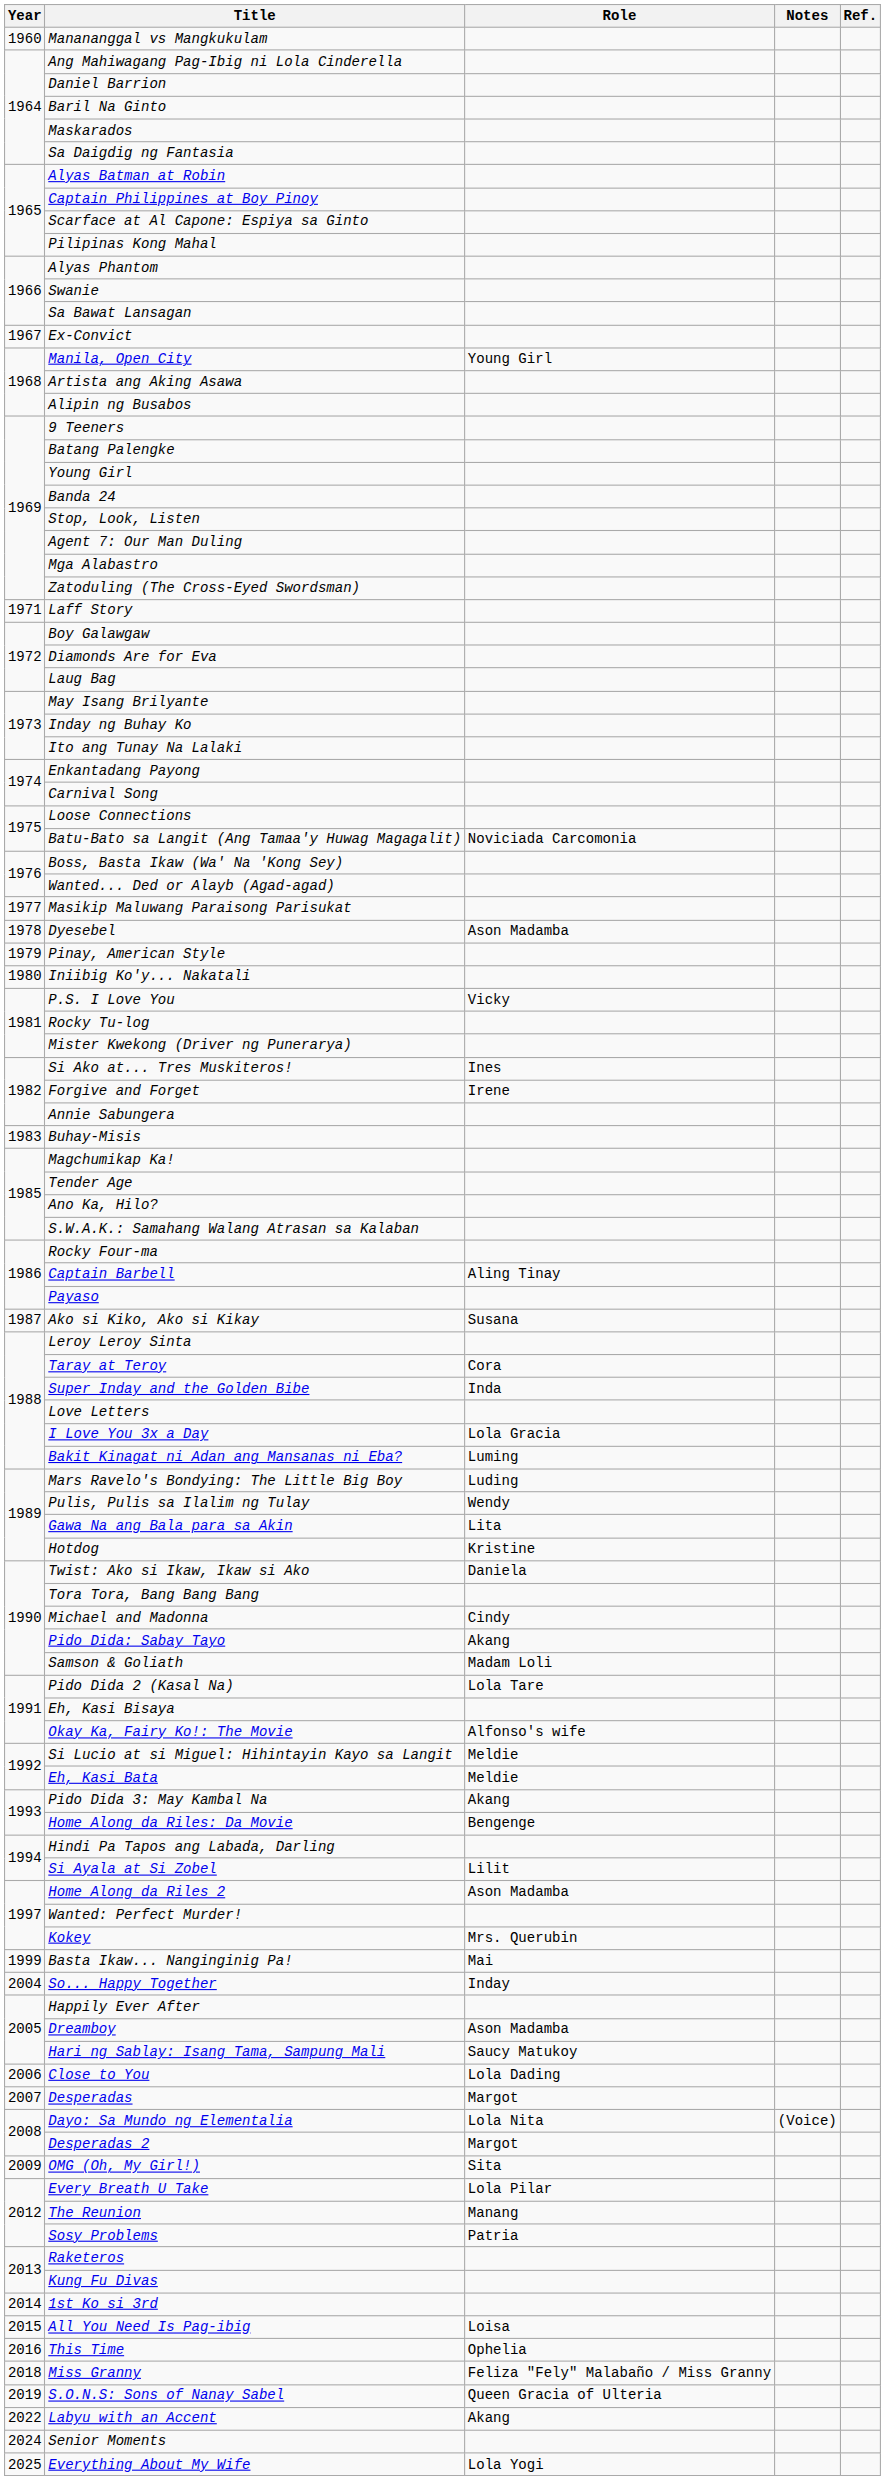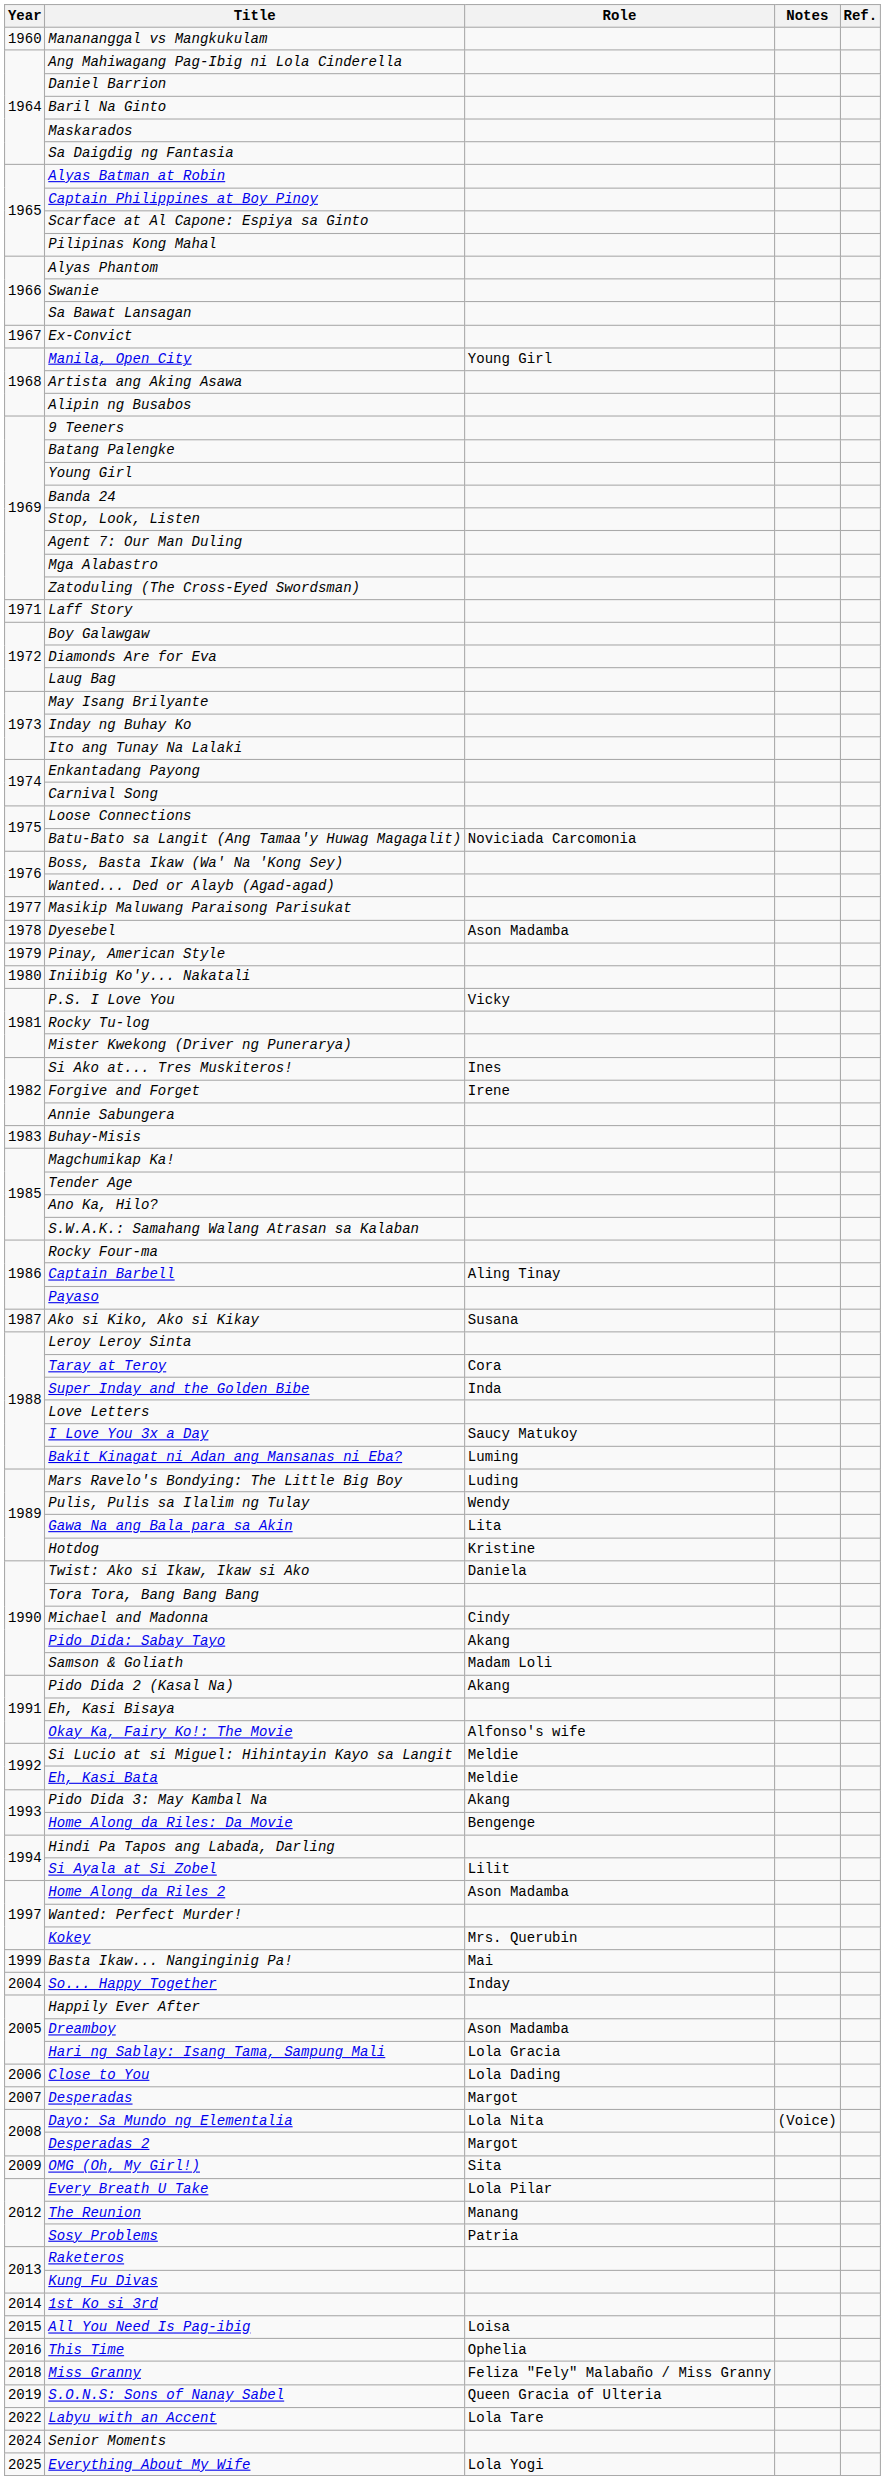(514, 1435) Lola Gracia -> (523, 1435) Saucy Matukoy
(506, 1686) Lola Tare -> (489, 1686) Akang
(523, 2053) Saucy Matukoy -> (514, 2053) Lola Gracia
(489, 2419) Akang -> (506, 2419) Lola Tare
